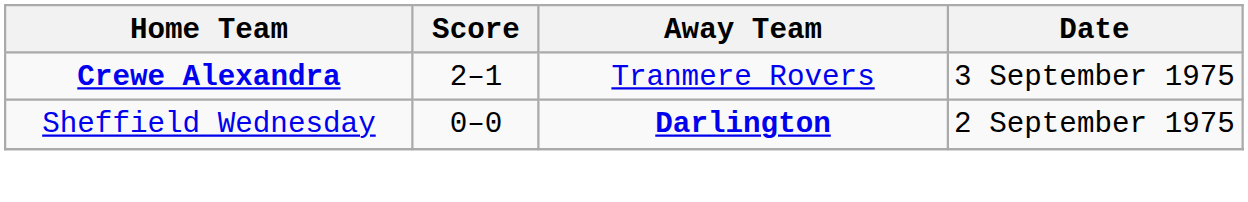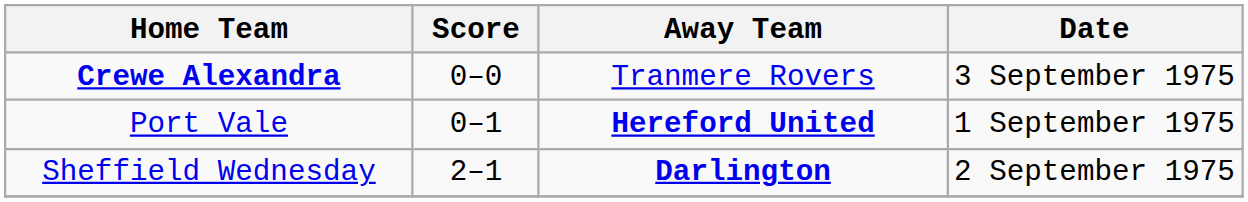(476, 77) 2–1 -> (476, 77) 0–0
+ row: (209, 124)
(476, 124) 0–0 -> (476, 172) 2–1
